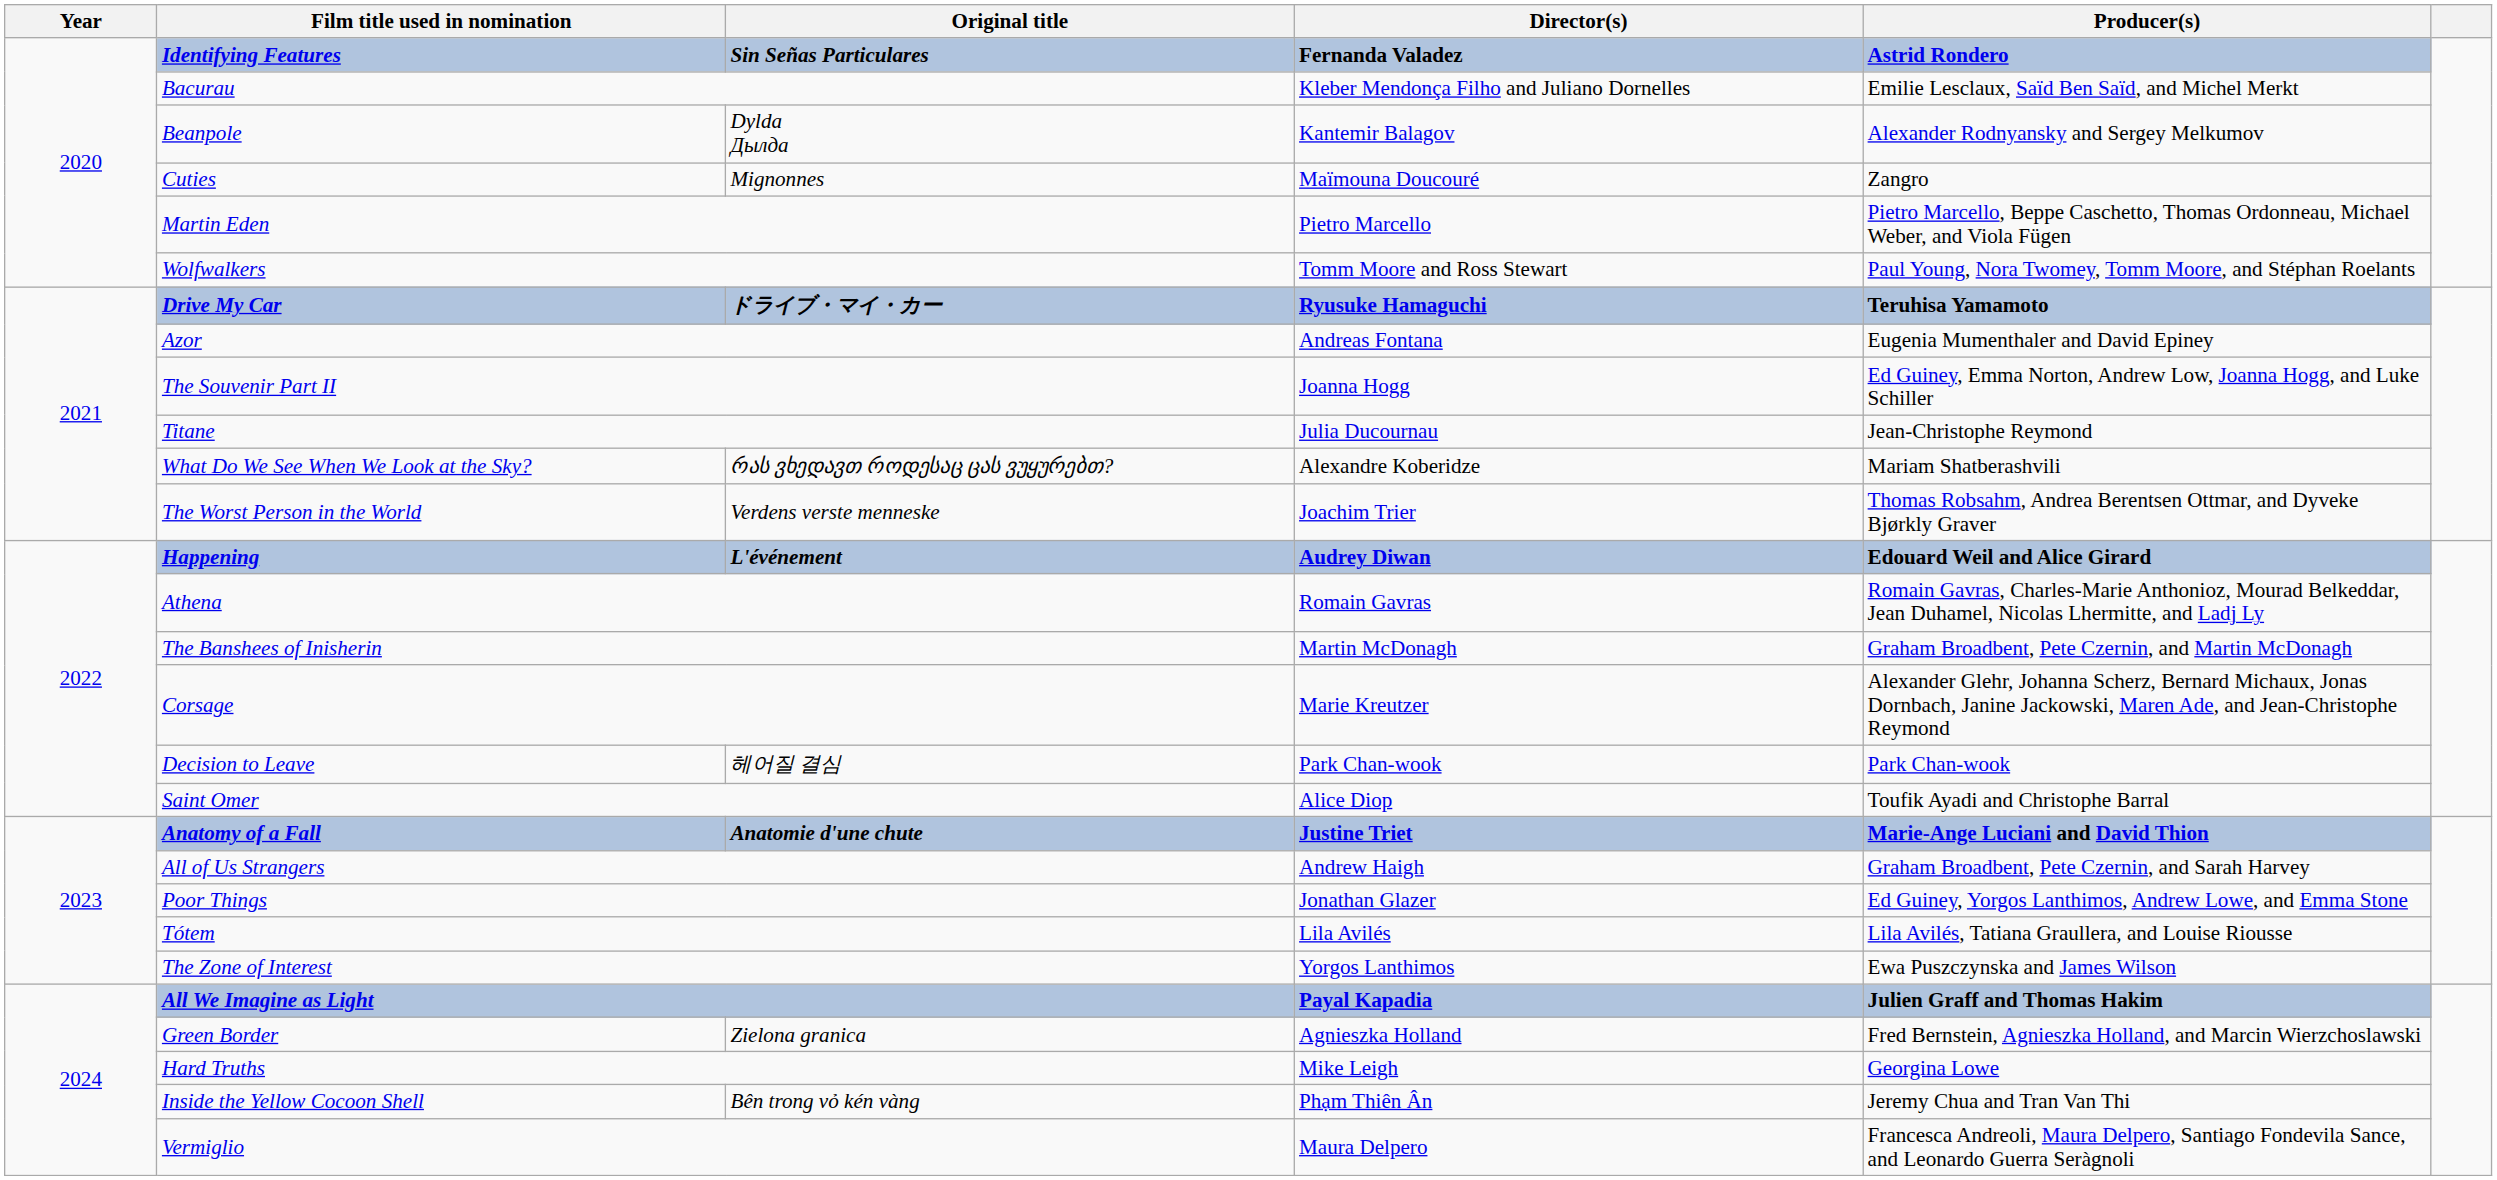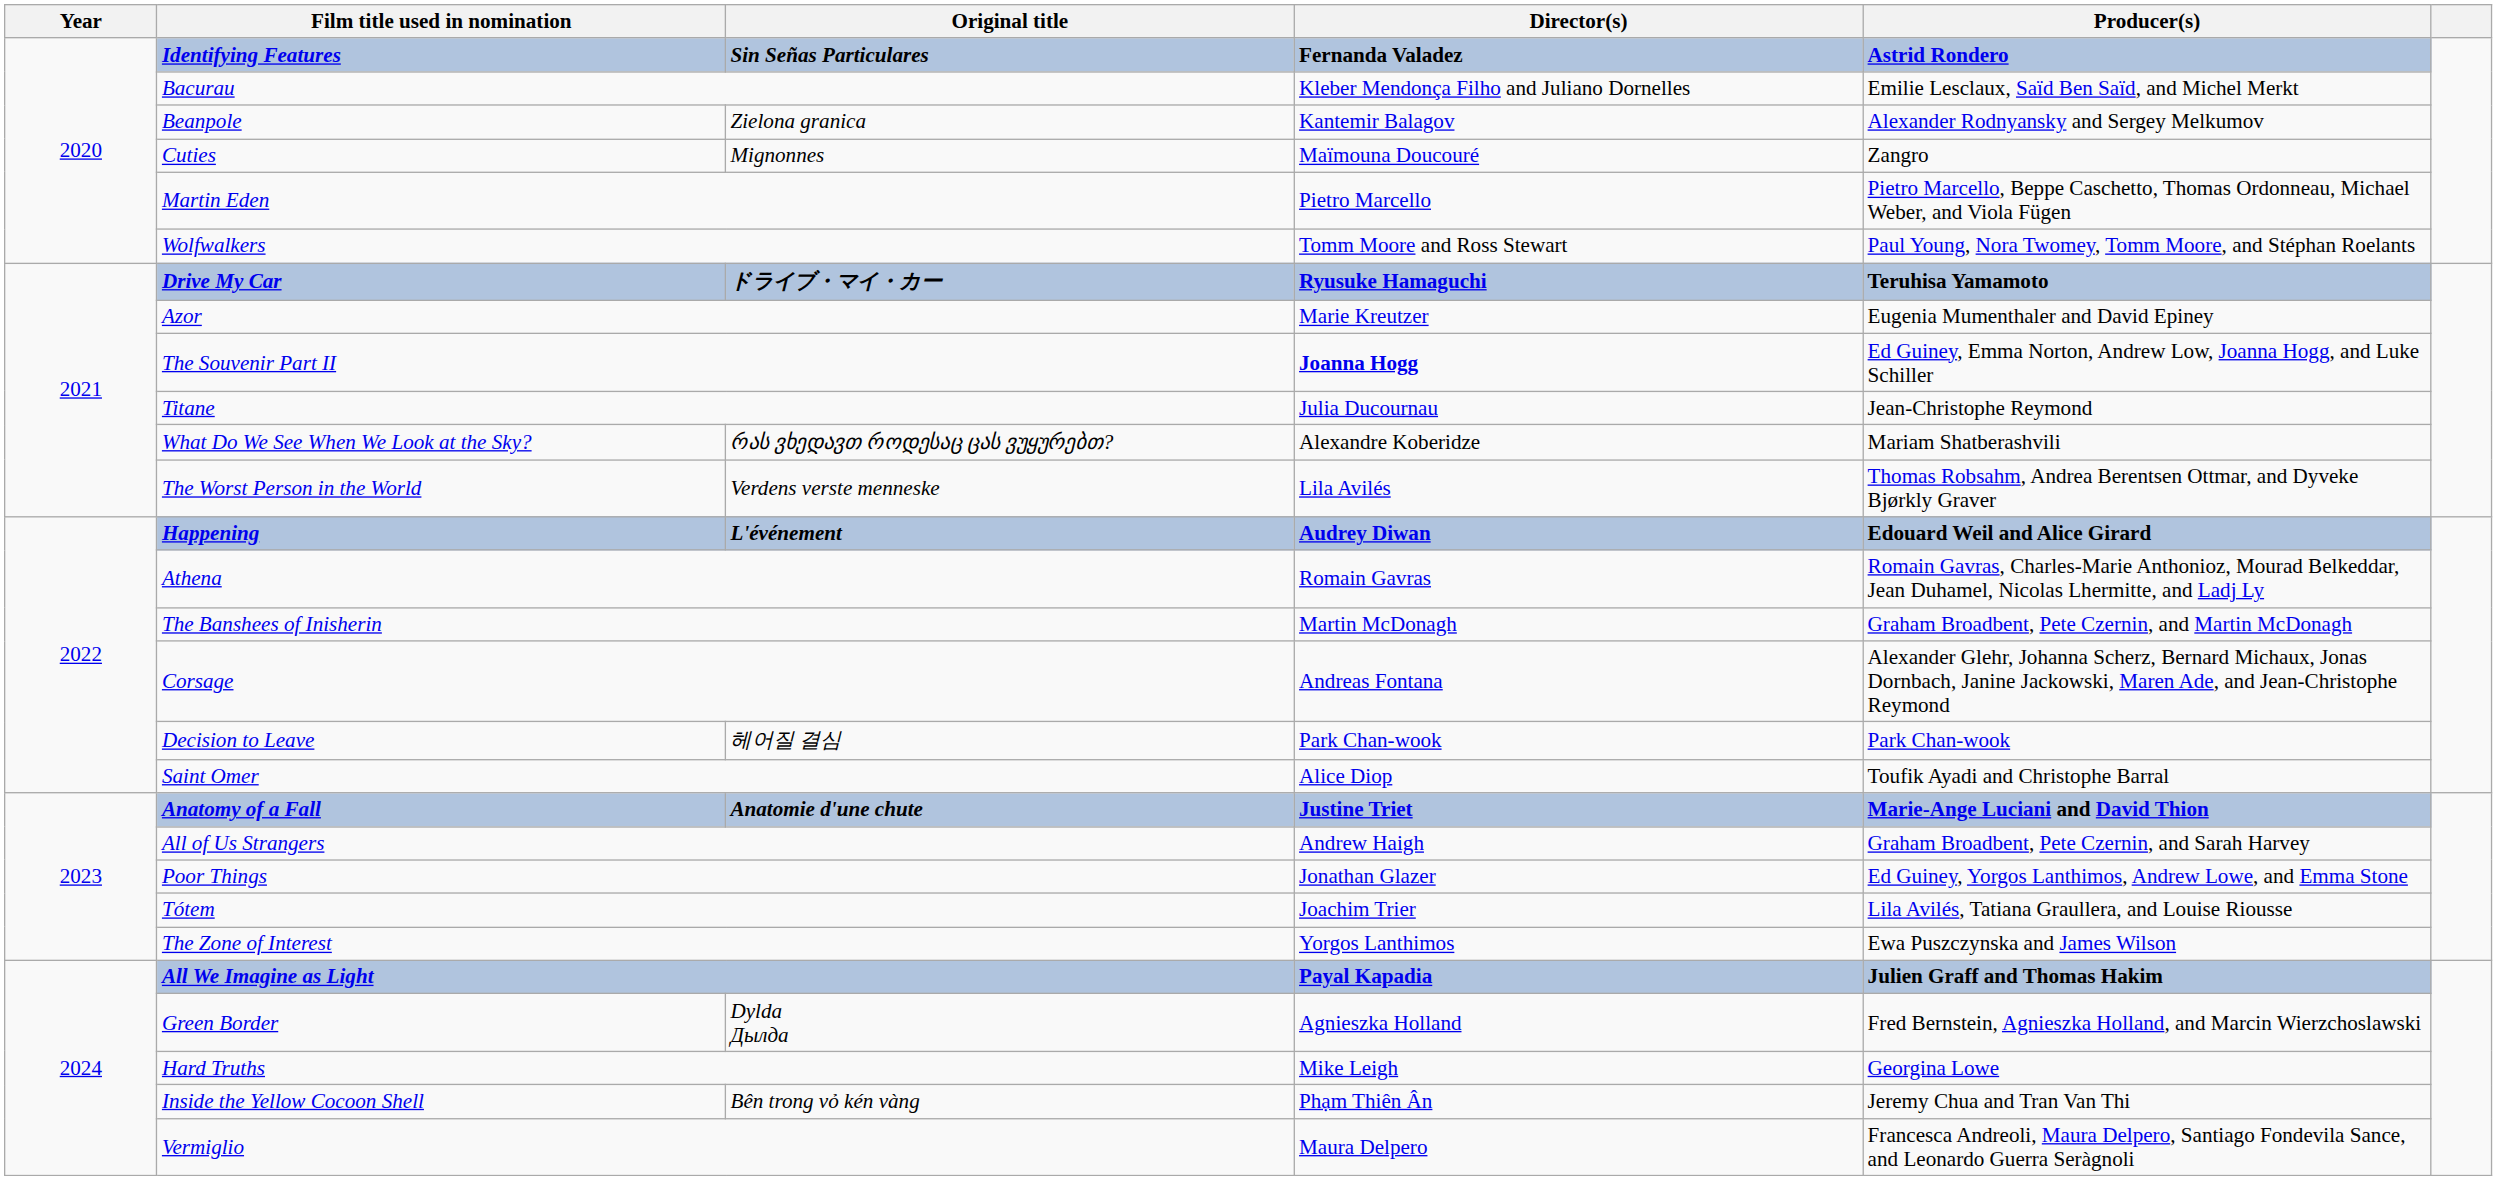(760, 133) Dylda Дылда -> (798, 121) Zielona granica
(1371, 340) Andreas Fontana -> (1364, 316) Marie Kreutzer
(1354, 386) normal -> (1359, 362) bold
(1357, 511) Joachim Trier -> (1345, 487) Lila Avilés
(1364, 705) Marie Kreutzer -> (1371, 681) Andreas Fontana
(1345, 933) Lila Avilés -> (1357, 909) Joachim Trier
(798, 1034) Zielona granica -> (760, 1022) Dylda Дылда
